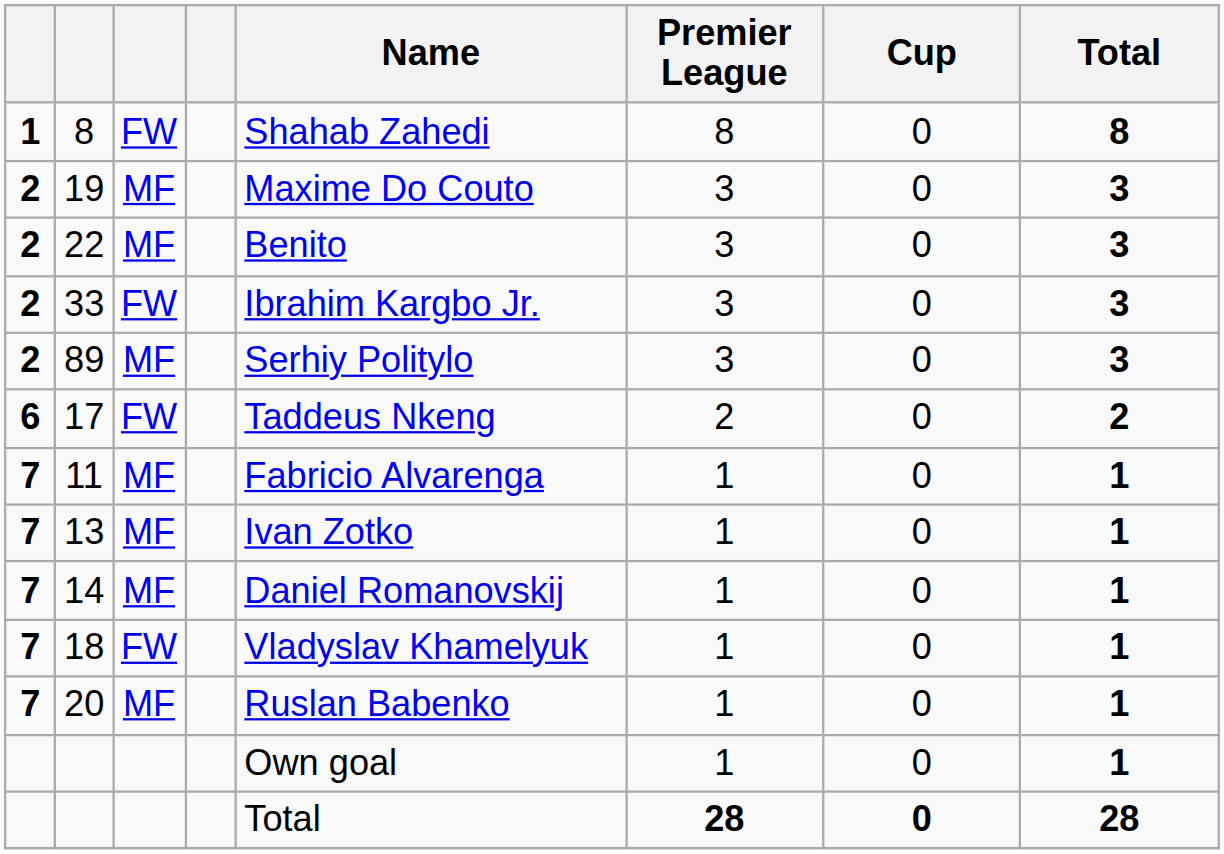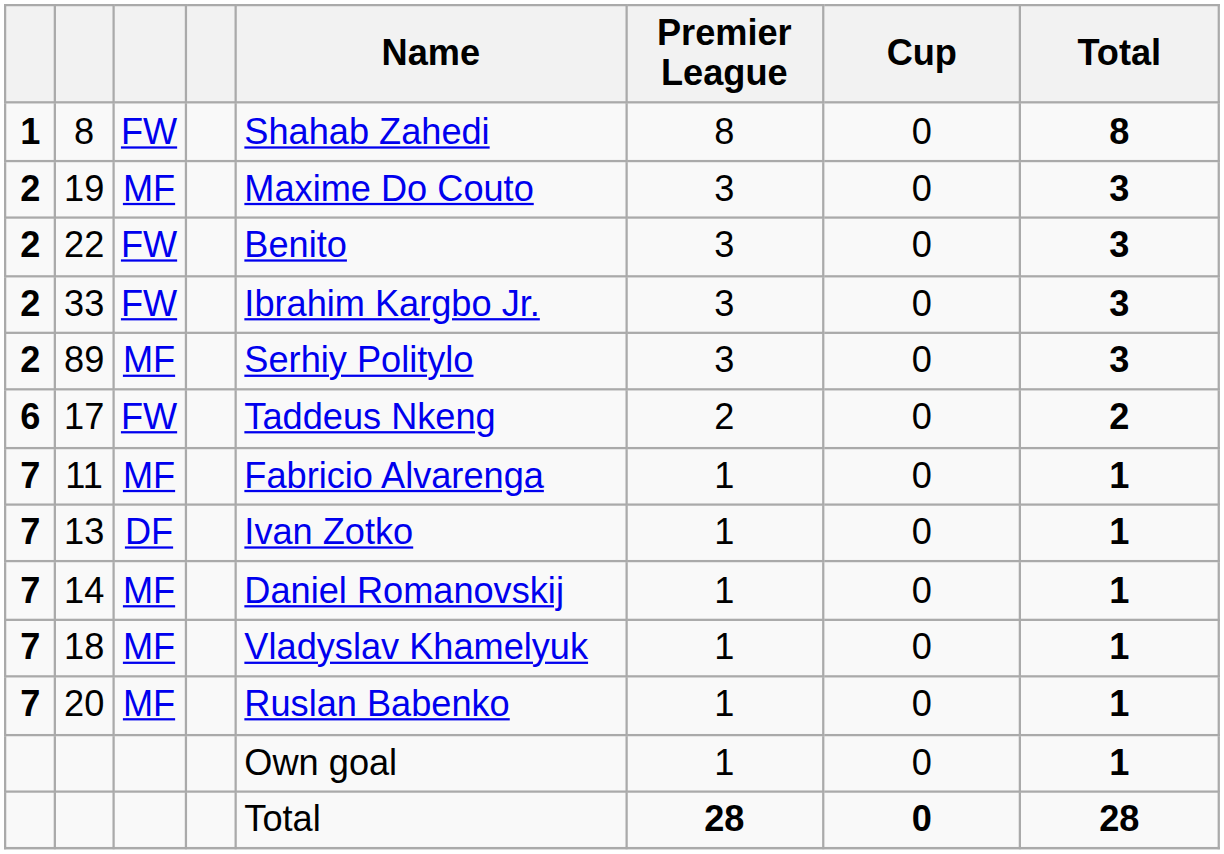(149, 245) MF -> (149, 245) FW
(149, 532) MF -> (149, 532) DF
(149, 647) FW -> (149, 647) MF
